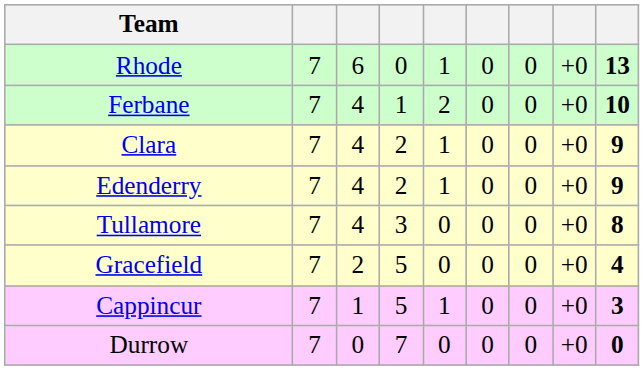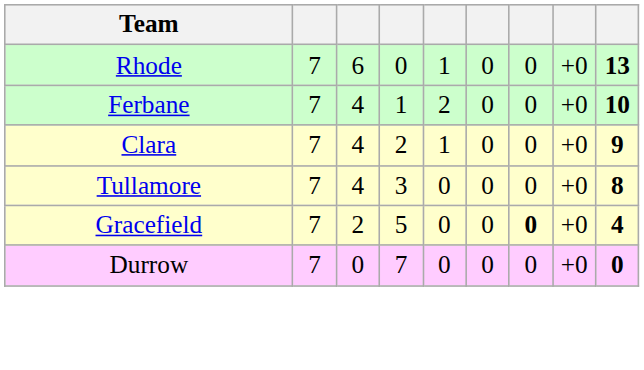- row: (149, 184)
(531, 265) normal -> (531, 225) bold
- row: (149, 305)
